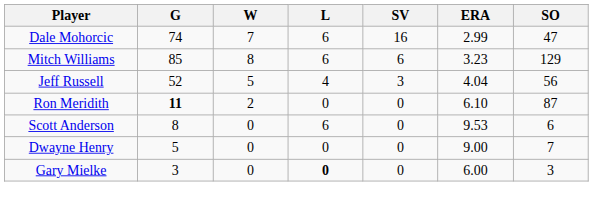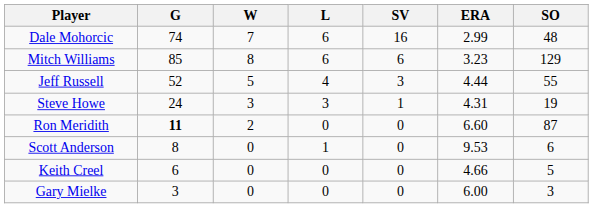(550, 37) 47 -> (550, 37) 48
(475, 81) 4.04 -> (475, 81) 4.44
(550, 81) 56 -> (550, 81) 55
+ row: (71, 103)
(475, 103) 6.10 -> (475, 125) 6.60
(325, 125) 6 -> (325, 147) 1
+ row: (71, 170)
- row: (71, 147)
(325, 170) bold -> (325, 192) normal
